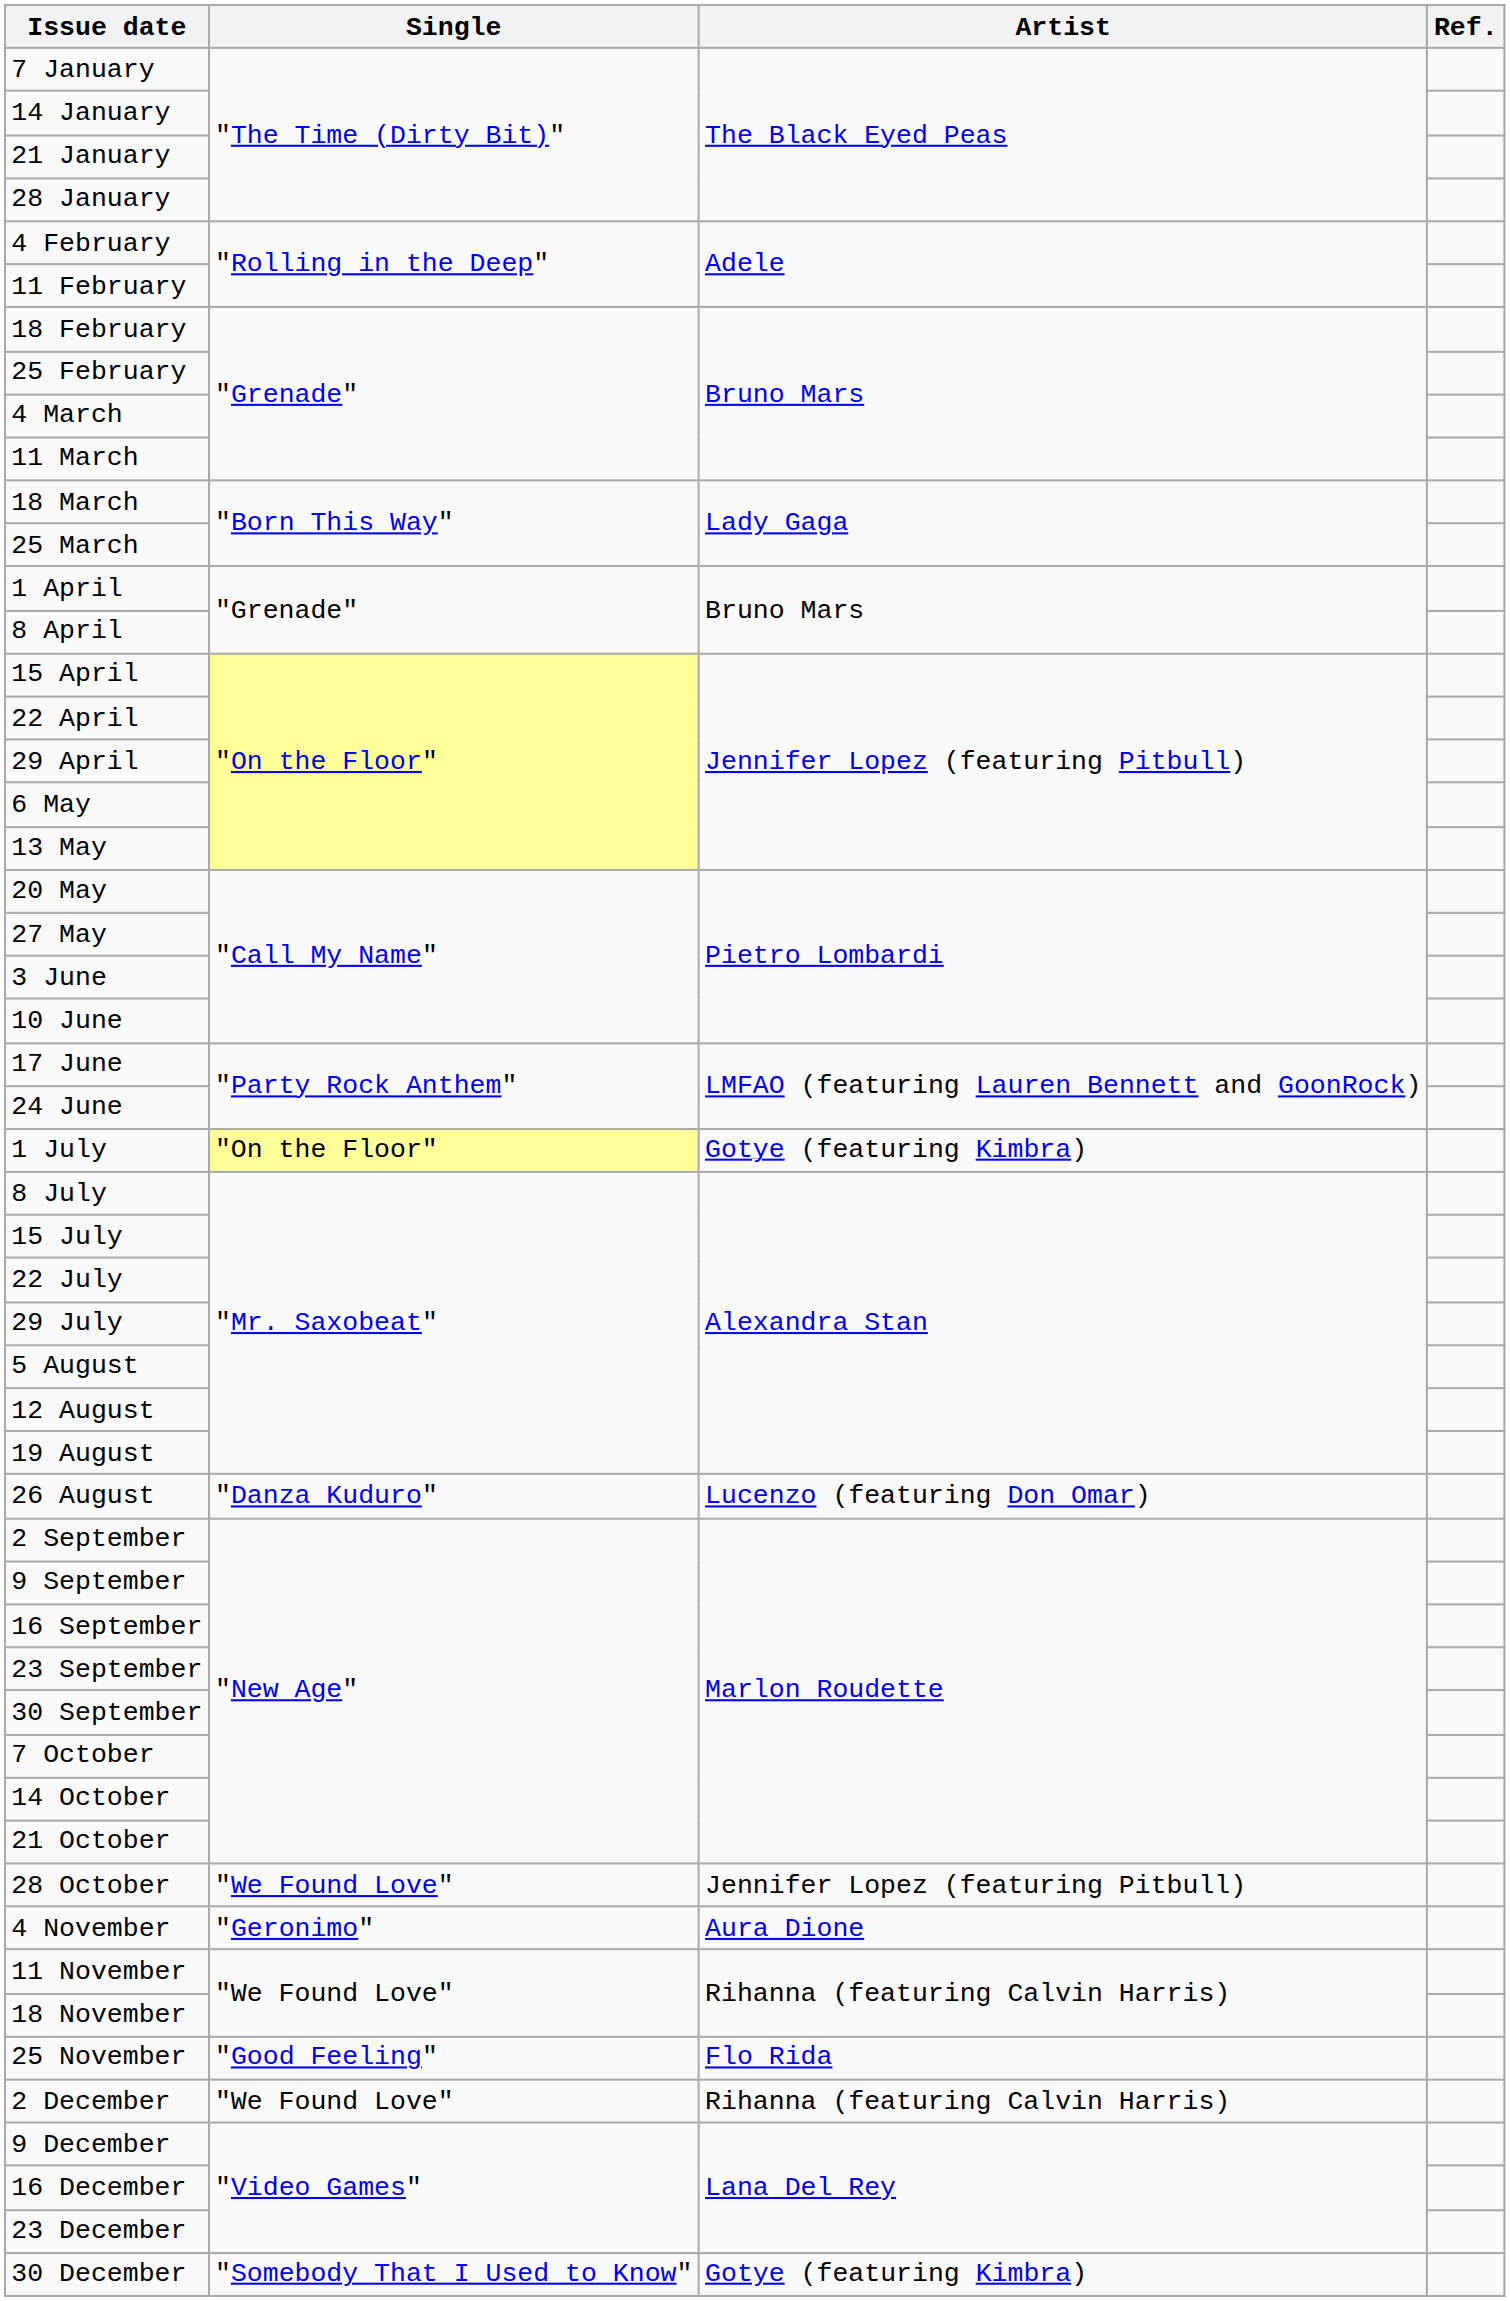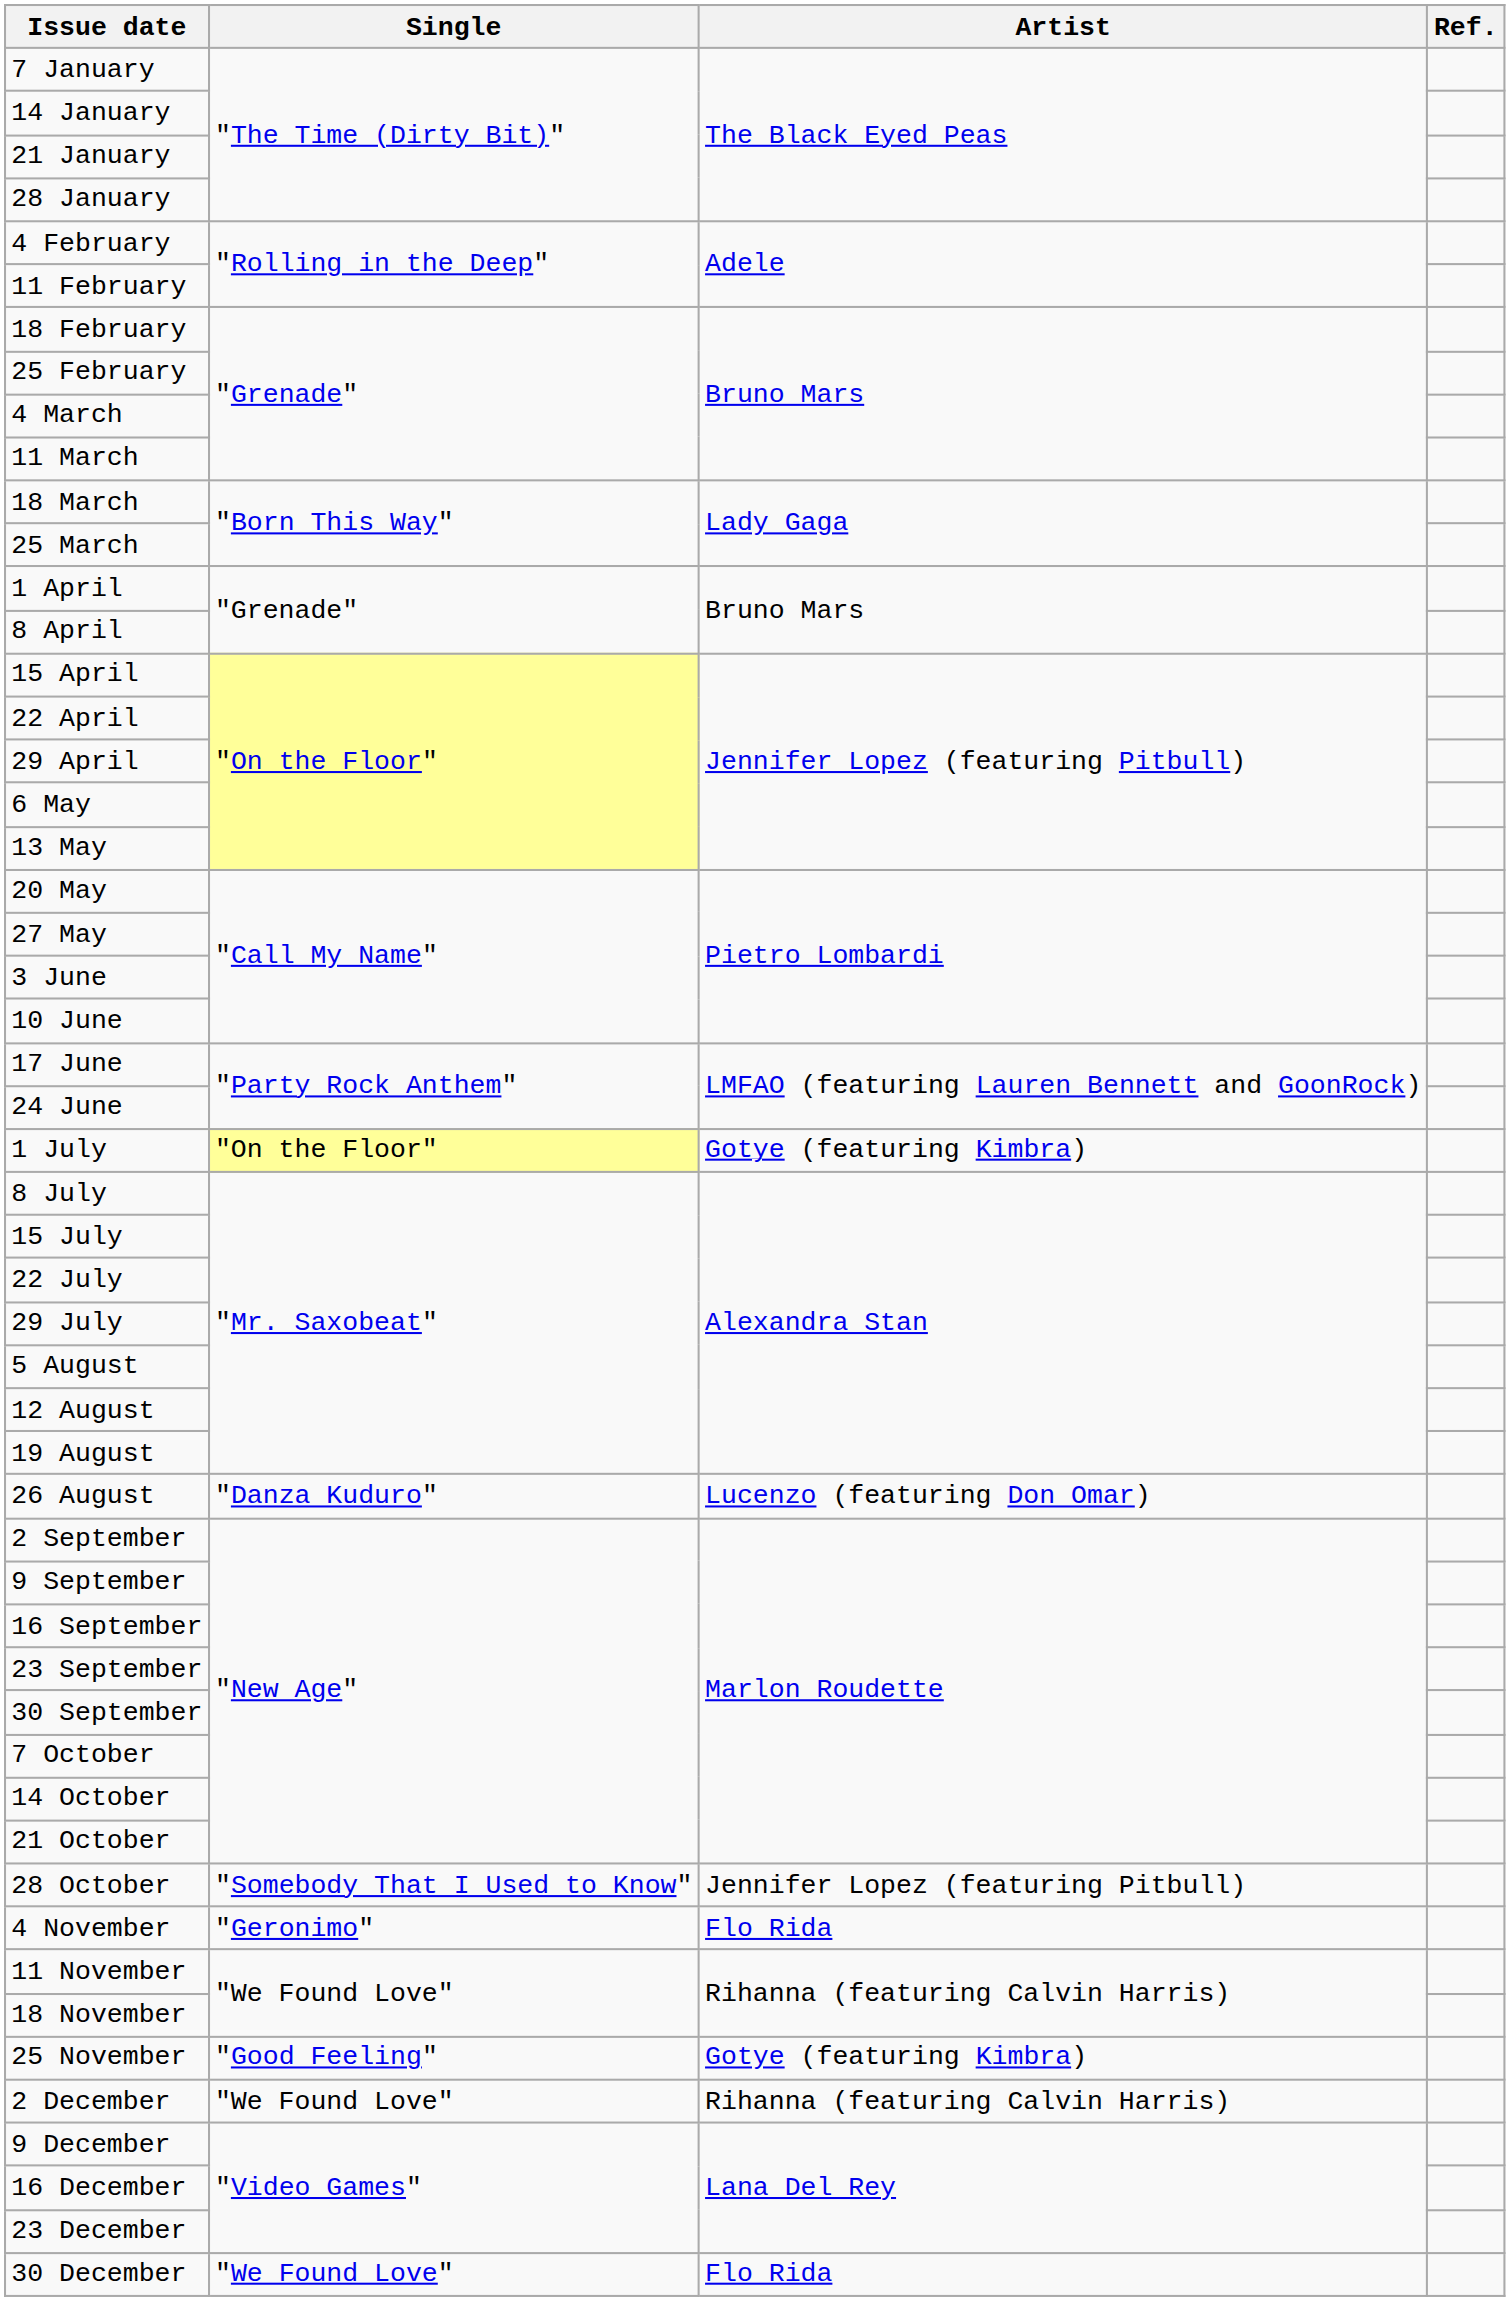(334, 1885) "We Found Love" -> (454, 1885) "Somebody That I Used to Know"
(785, 1928) Aura Dione -> (769, 1928) Flo Rida
(769, 2058) Flo Rida -> (896, 2058) Gotye (featuring Kimbra)
(454, 2274) "Somebody That I Used to Know" -> (334, 2274) "We Found Love"
(896, 2274) Gotye (featuring Kimbra) -> (769, 2274) Flo Rida
